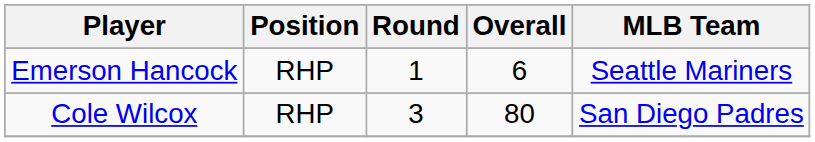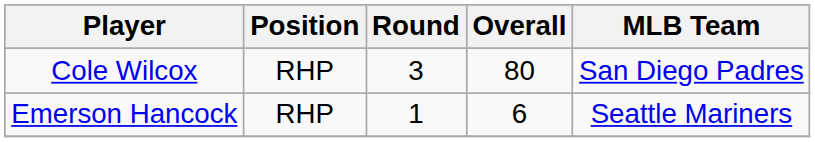rows swapped: (124, 70) <-> (124, 114)
